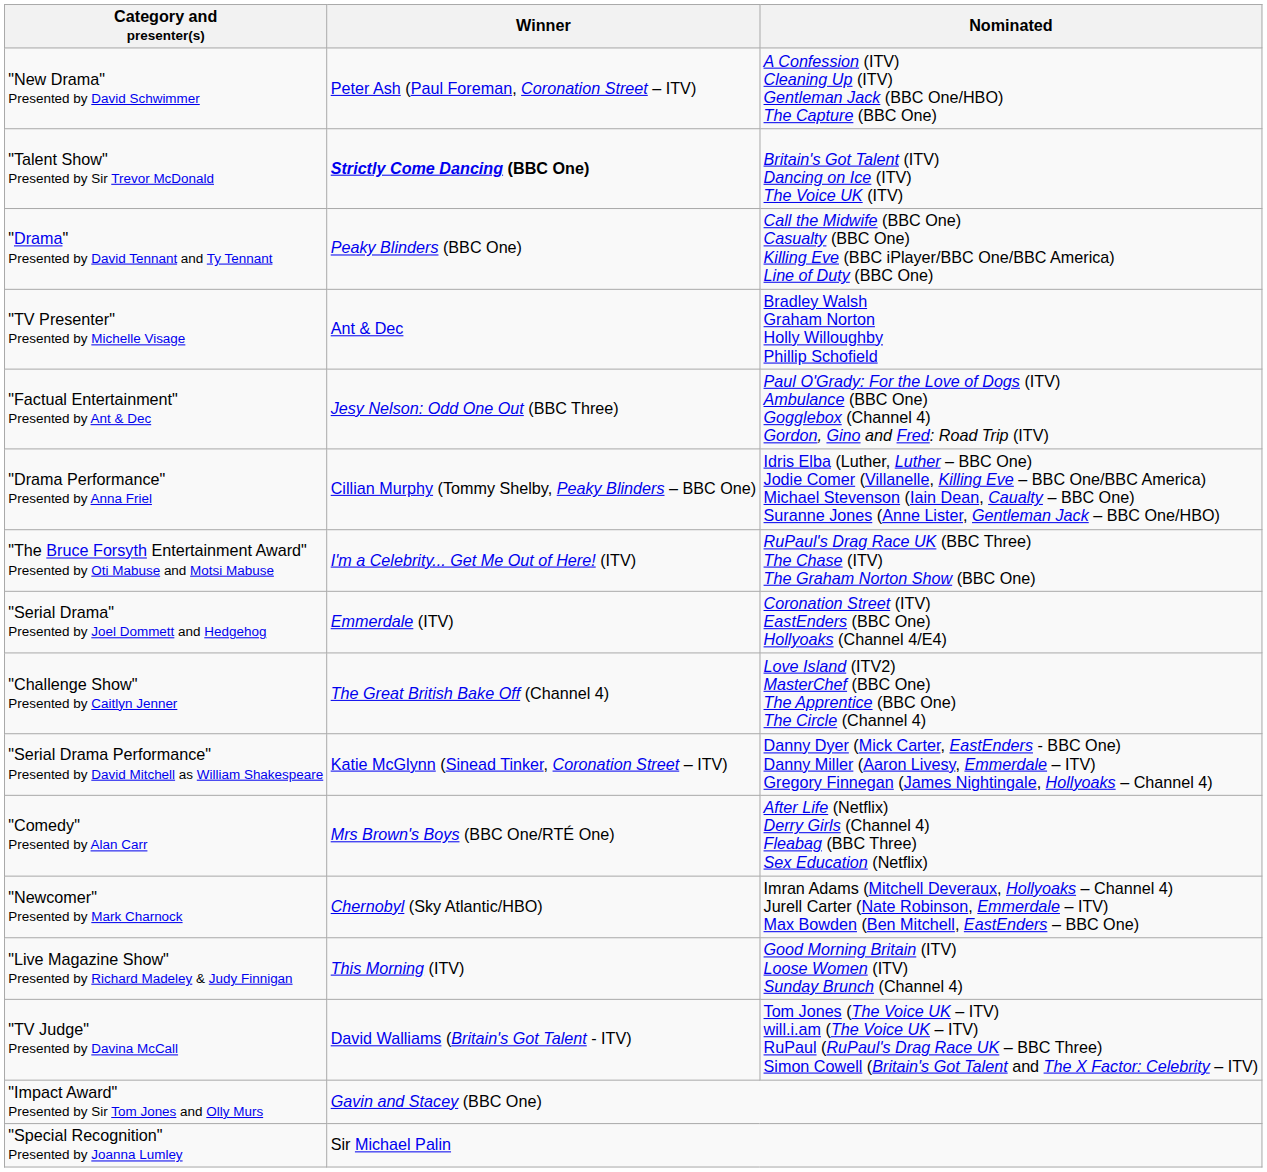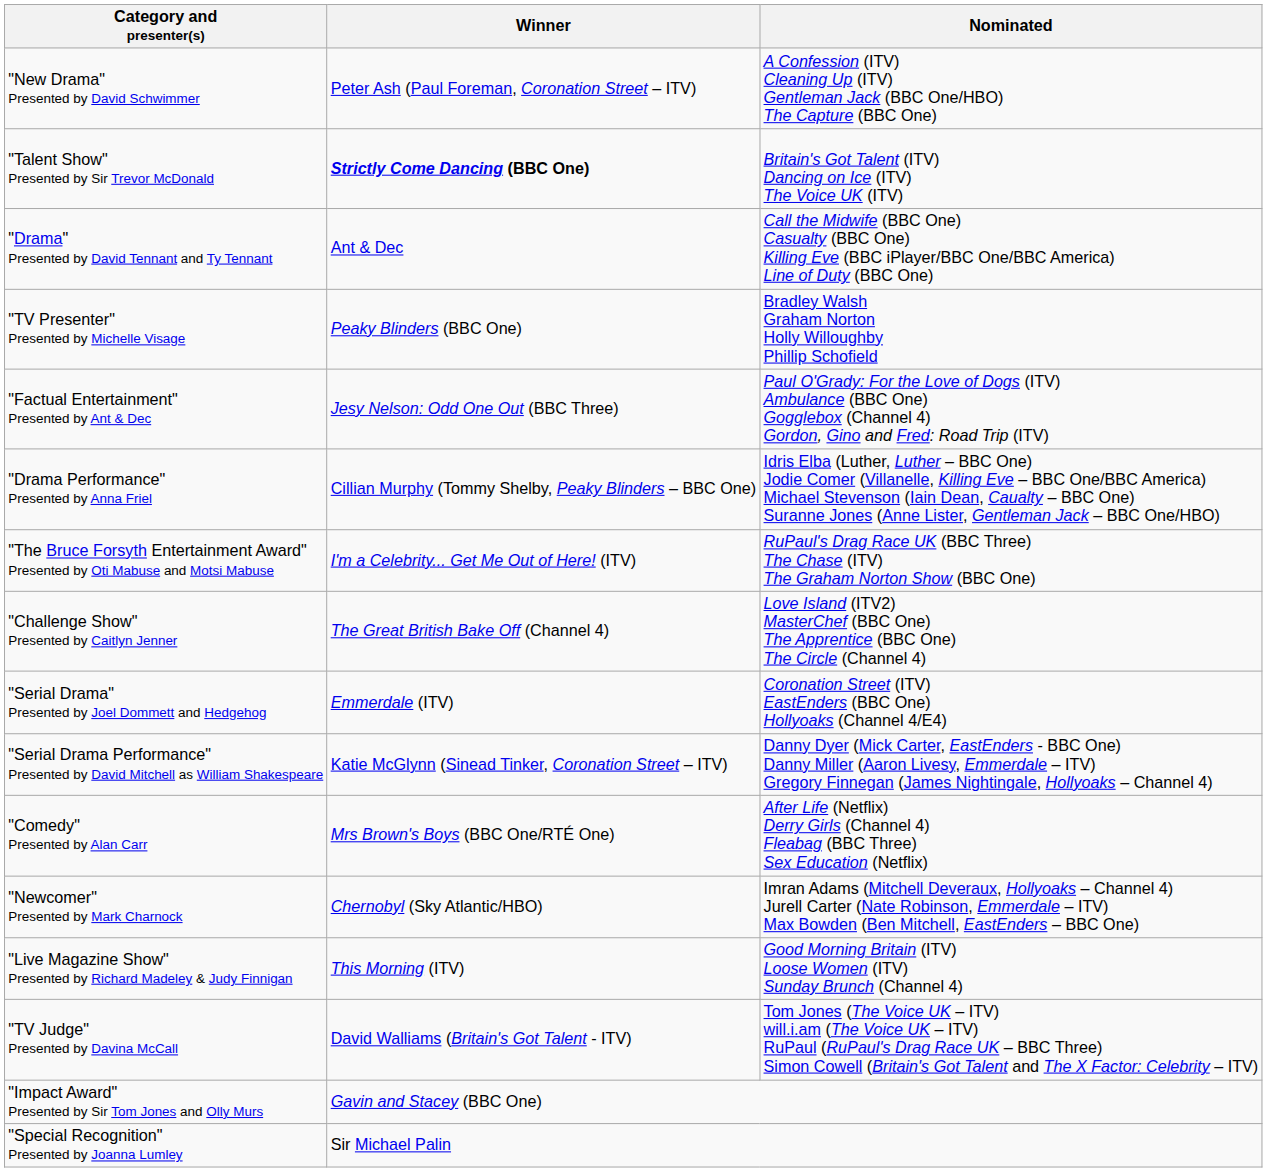(426, 248) Peaky Blinders (BBC One) -> (367, 248) Ant & Dec
(367, 328) Ant & Dec -> (426, 328) Peaky Blinders (BBC One)
rows swapped: (93, 693) <-> (137, 622)
